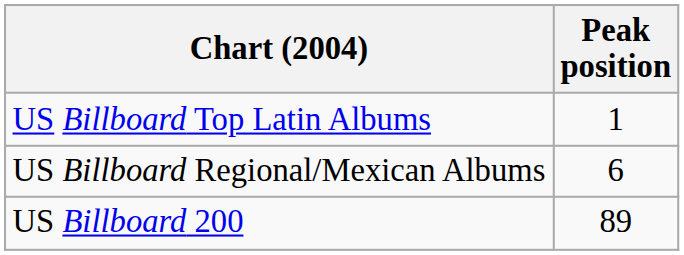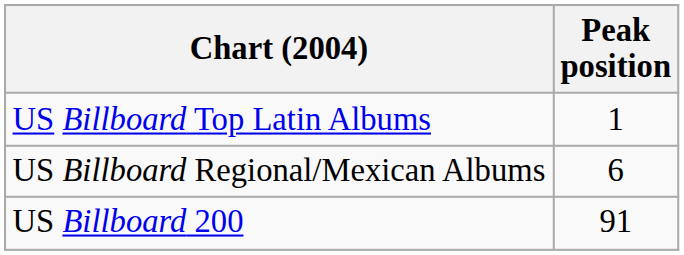(616, 222) 89 -> (616, 222) 91
